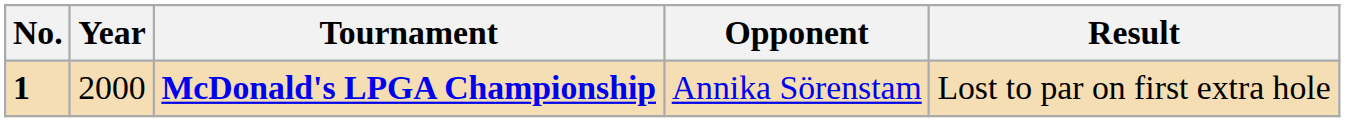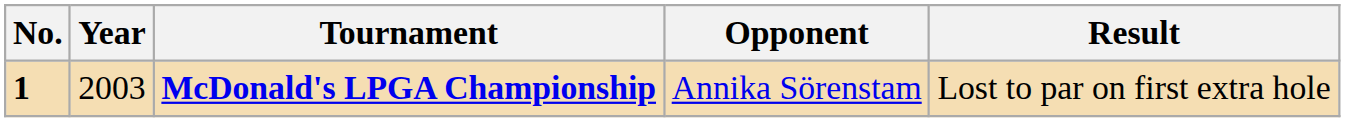(112, 88) 2000 -> (112, 88) 2003
